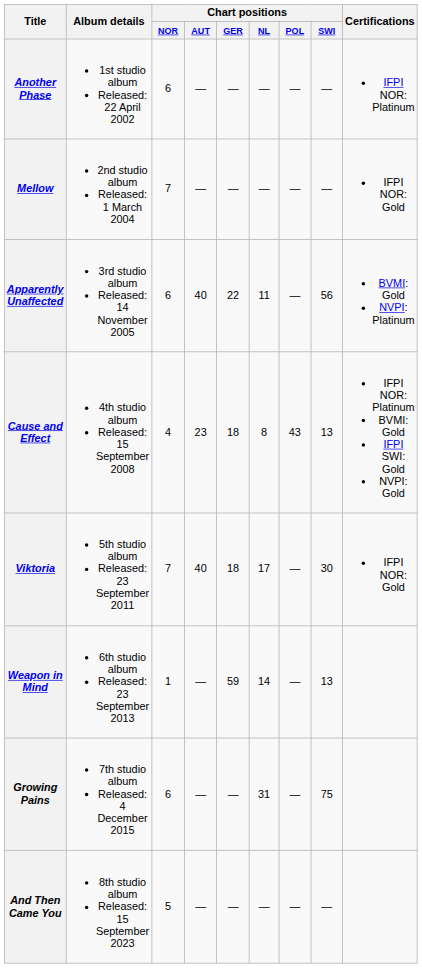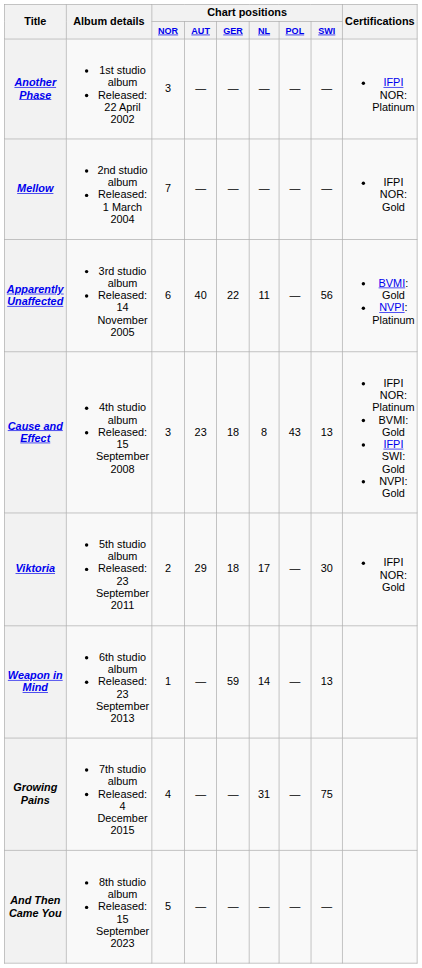(168, 89) 6 -> (168, 89) 3
(168, 432) 4 -> (168, 432) 3
(168, 569) 7 -> (168, 569) 2
(201, 569) 40 -> (201, 569) 29
(168, 794) 6 -> (168, 794) 4
